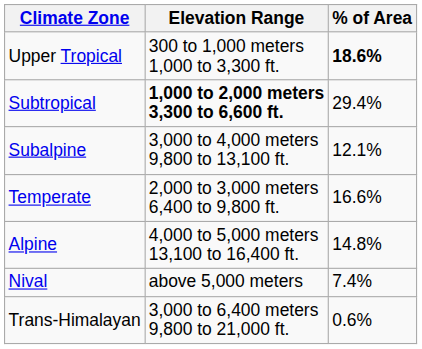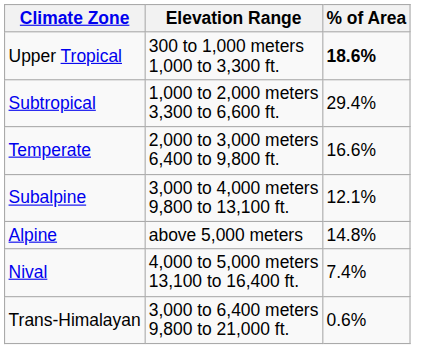(236, 103) bold -> (234, 103) normal
rows swapped: (50, 197) <-> (47, 150)
(234, 244) 4,000 to 5,000 meters 13,100 to 16,400 ft. -> (226, 235) above 5,000 meters
(226, 282) above 5,000 meters -> (234, 272) 4,000 to 5,000 meters 13,100 to 16,400 ft.
